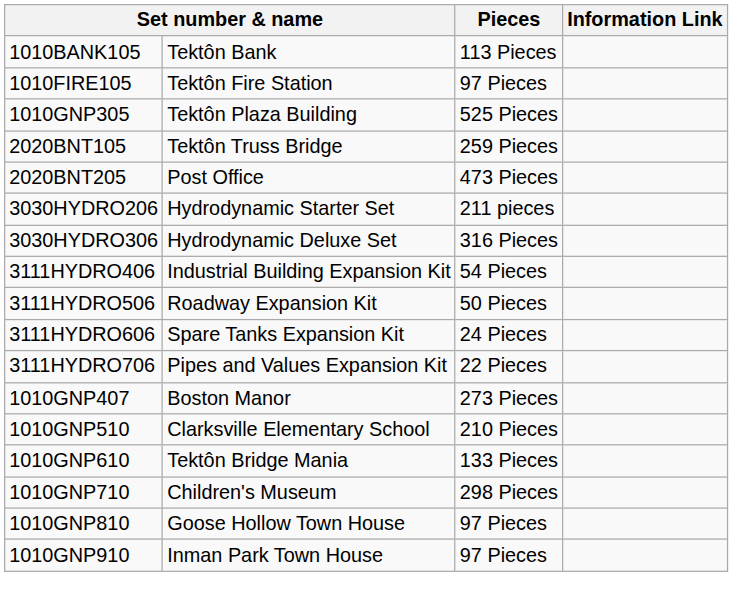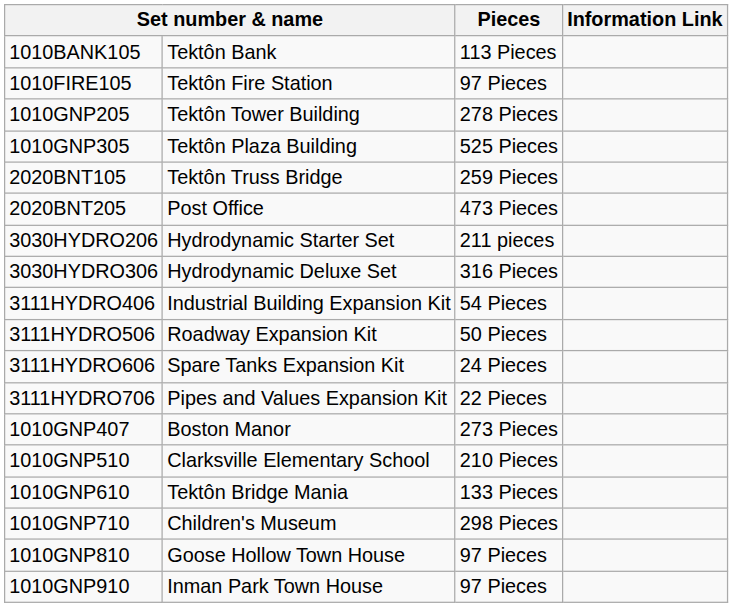+ row: (69, 114)
